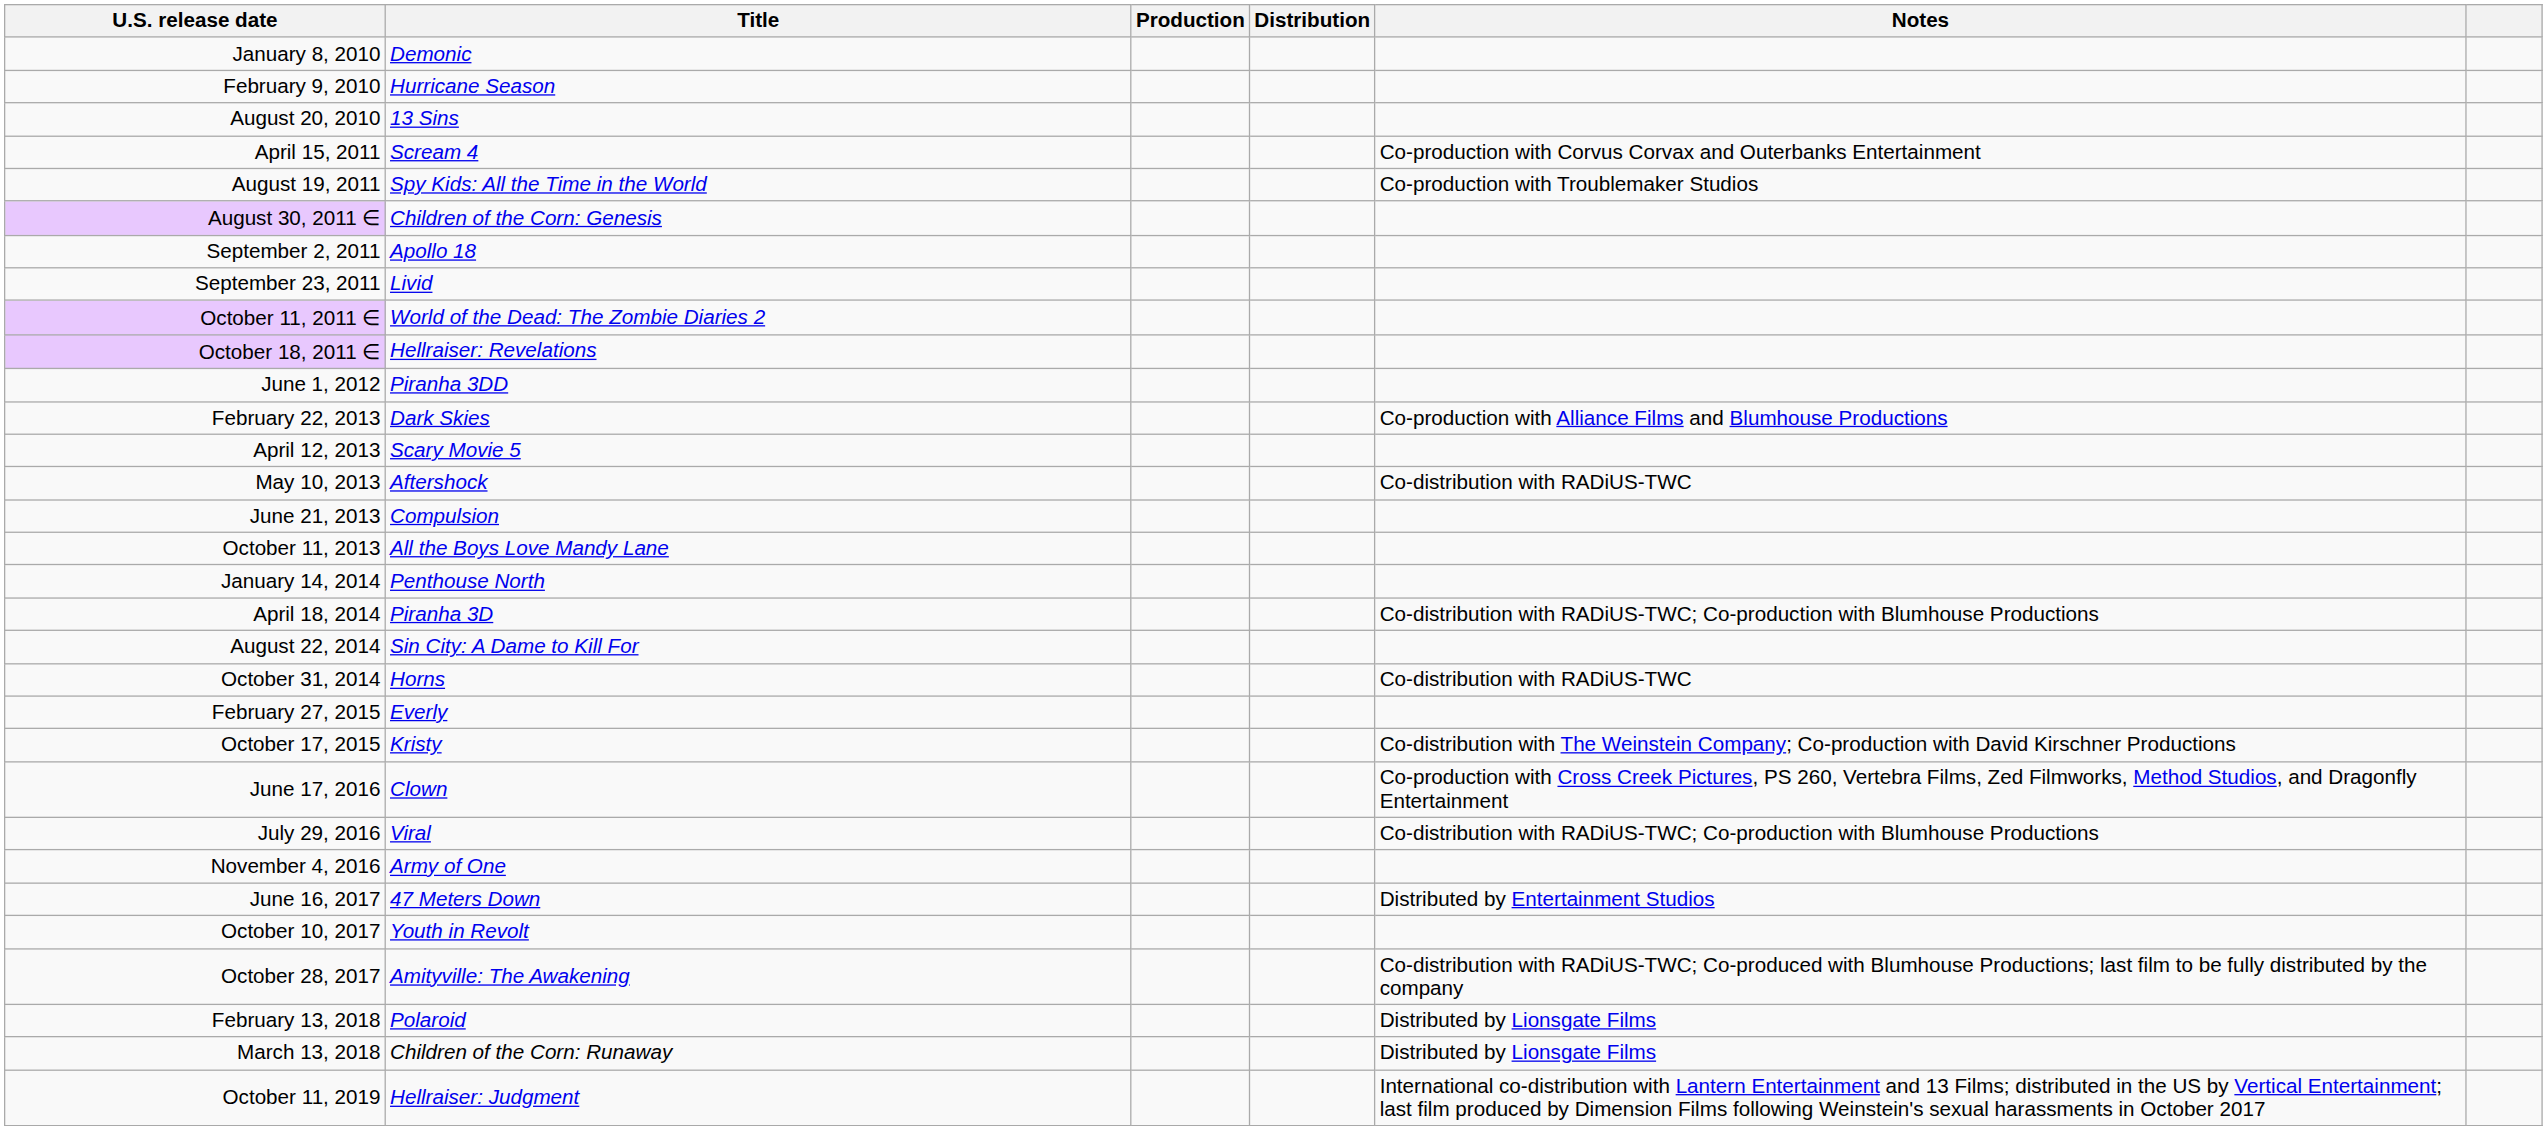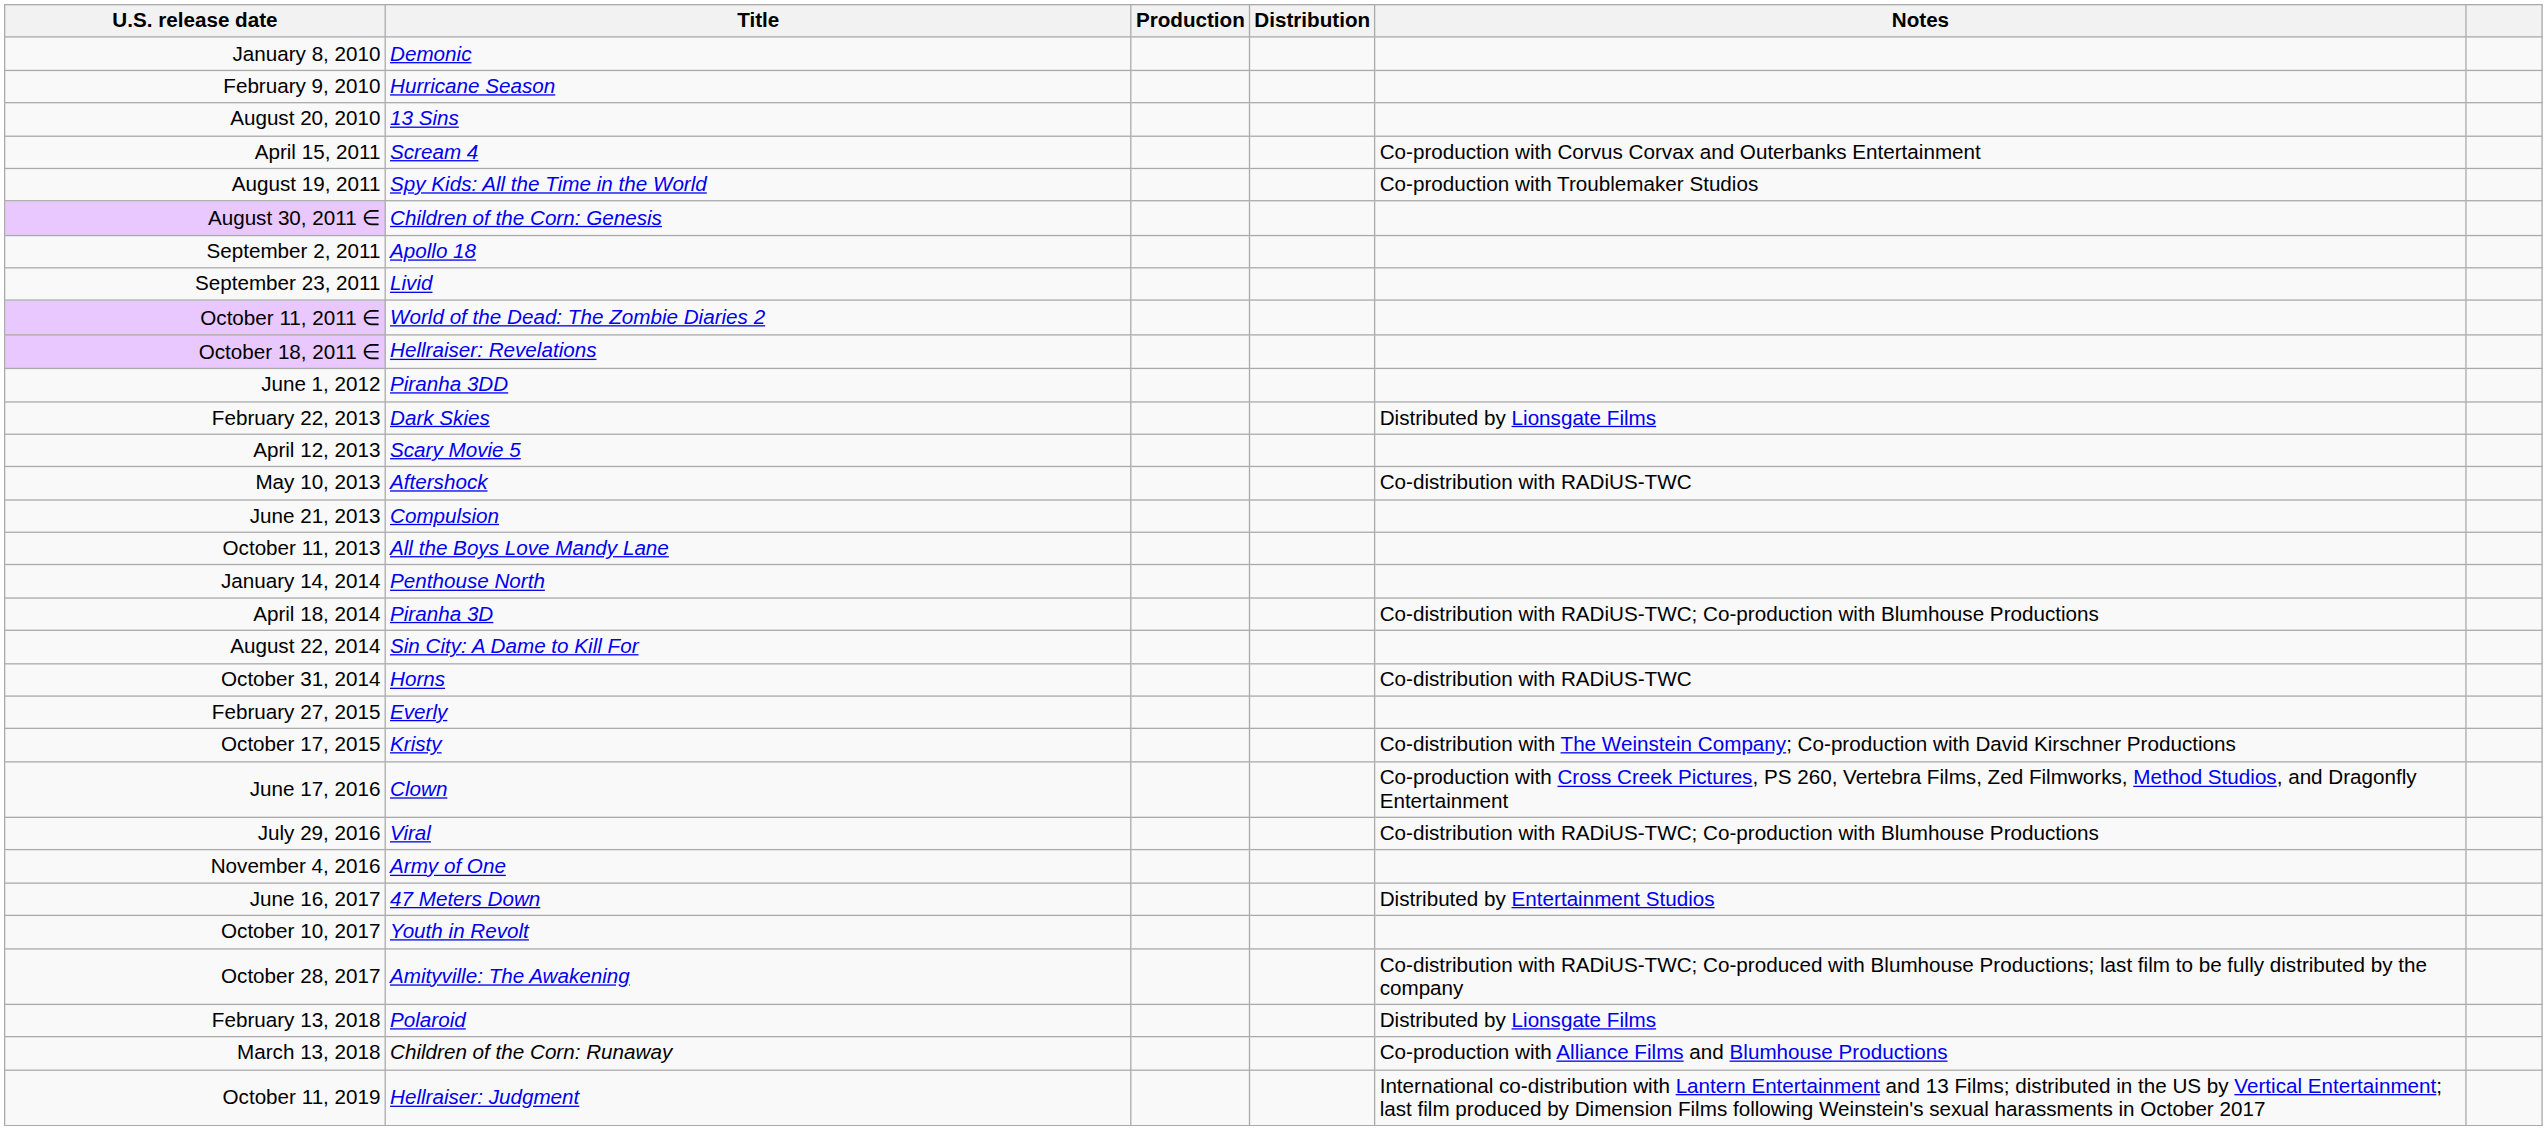(1664, 417) Co-production with Alliance Films and Blumhouse Productions -> (1518, 417) Distributed by Lionsgate Films
(1518, 1053) Distributed by Lionsgate Films -> (1664, 1053) Co-production with Alliance Films and Blumhouse Productions
